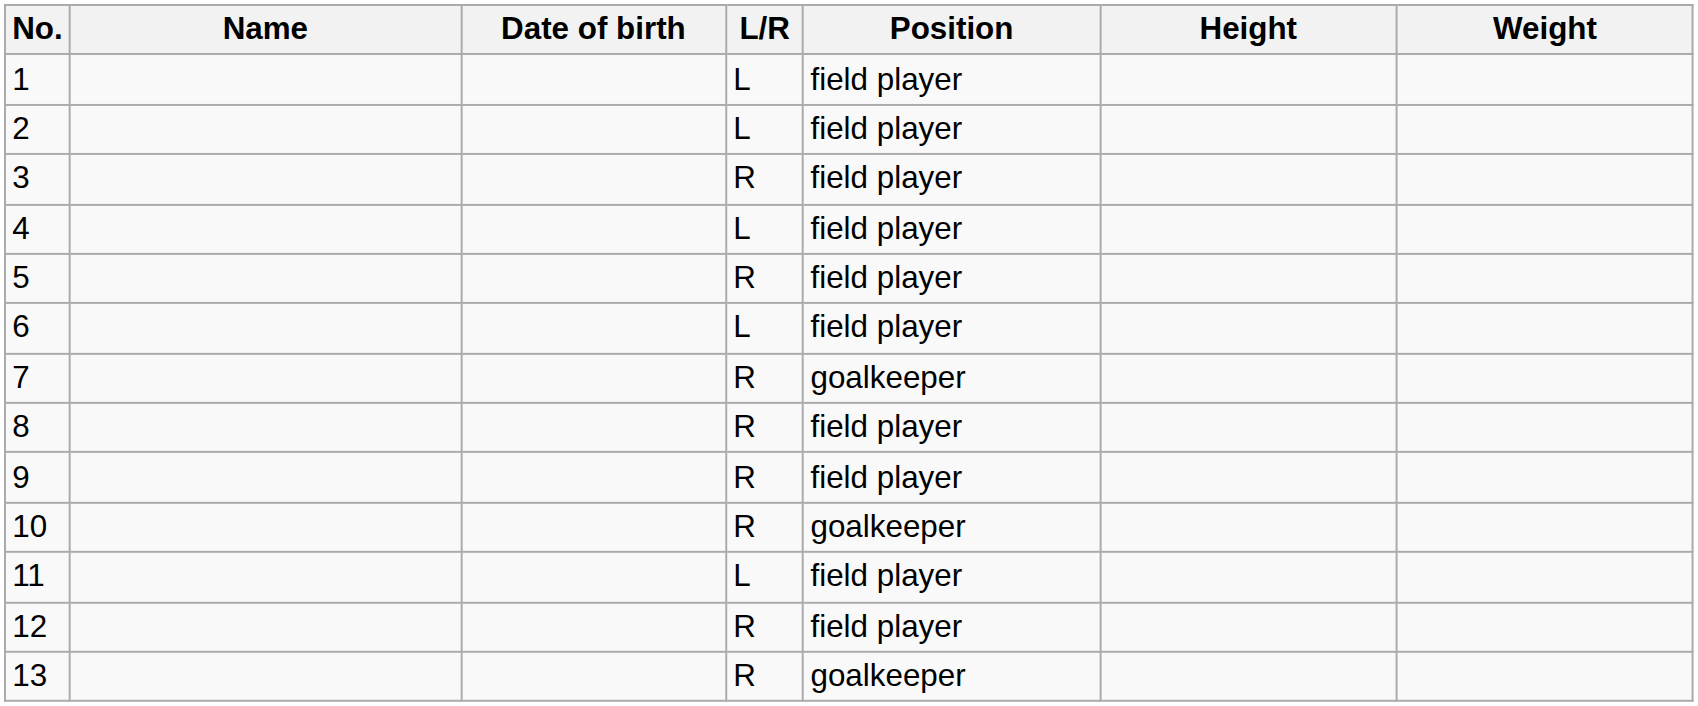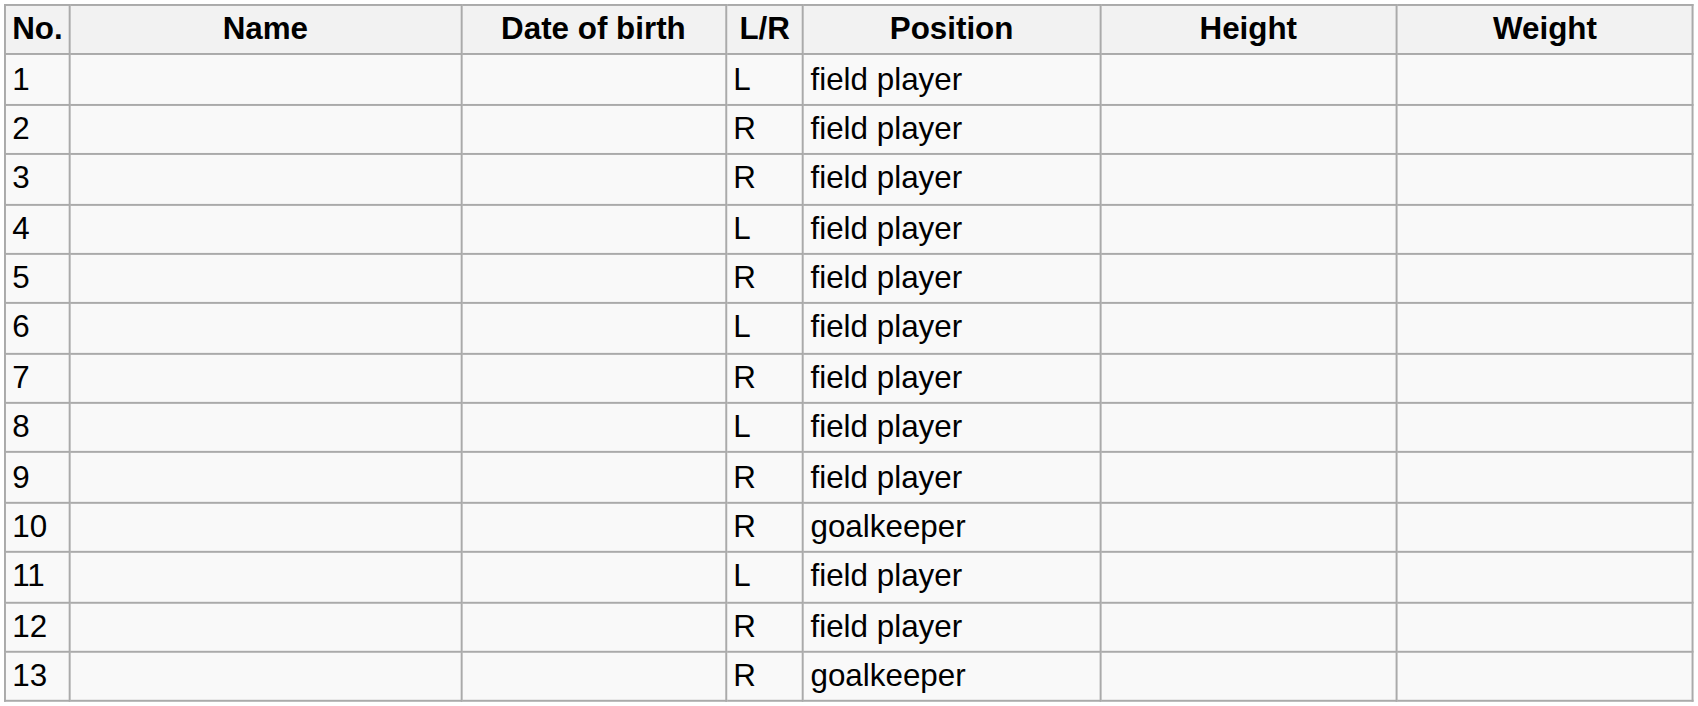(742, 128) L -> (745, 128) R
(888, 377) goalkeeper -> (886, 377) field player
(745, 427) R -> (742, 427) L
